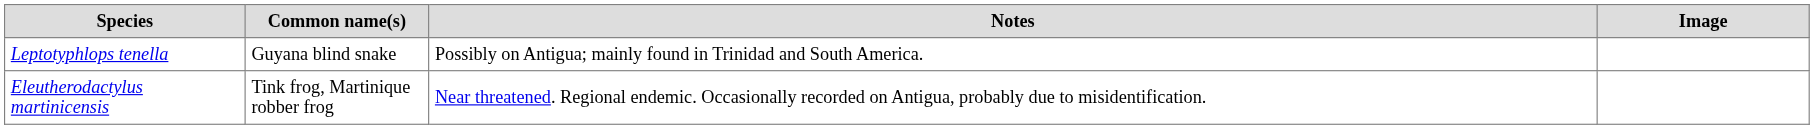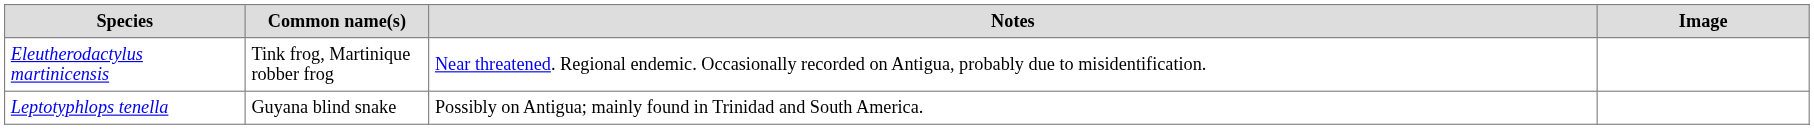rows swapped: (77, 97) <-> (90, 54)
